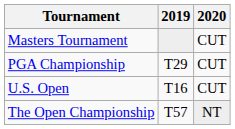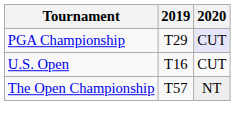- row: (68, 40)
(212, 64) no background -> (212, 40) lavender background
